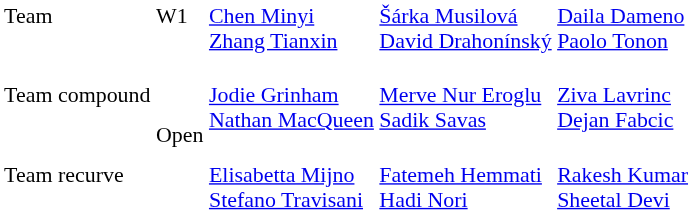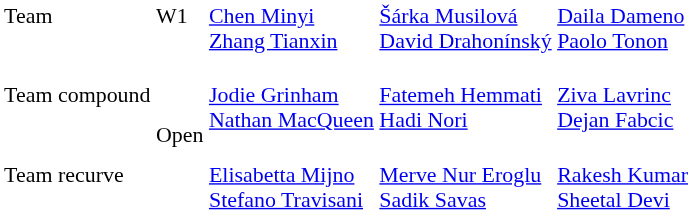(460, 107) Merve Nur Eroglu Sadik Savas -> (461, 107) Fatemeh Hemmati Hadi Nori
(461, 187) Fatemeh Hemmati Hadi Nori -> (460, 187) Merve Nur Eroglu Sadik Savas
